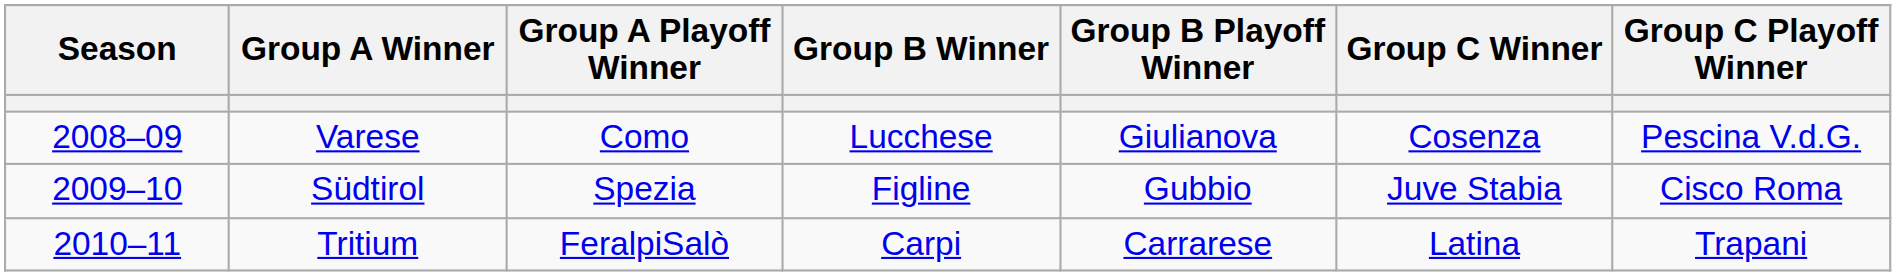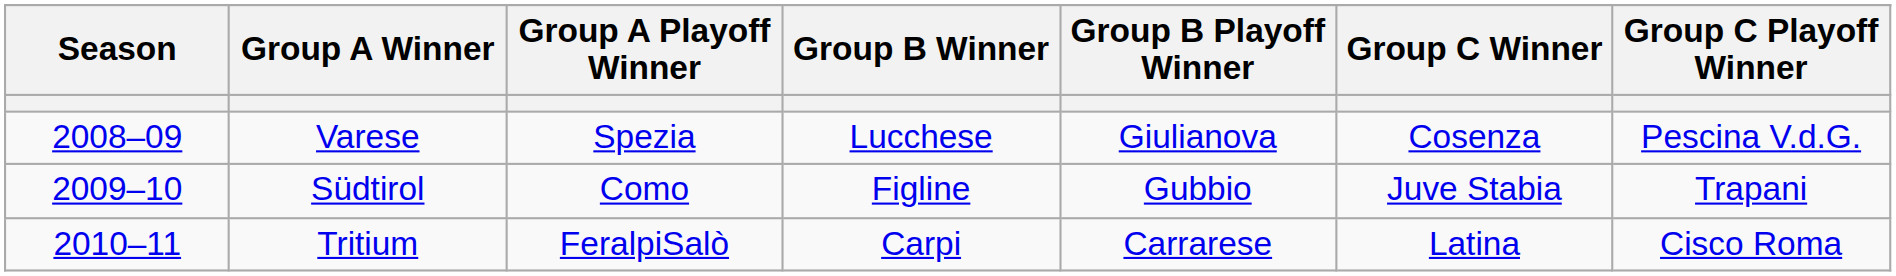(644, 137) Como -> (644, 137) Spezia
(644, 190) Spezia -> (644, 190) Como
(1751, 190) Cisco Roma -> (1751, 190) Trapani
(1751, 243) Trapani -> (1751, 243) Cisco Roma
